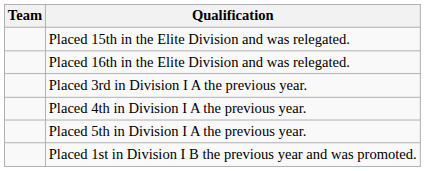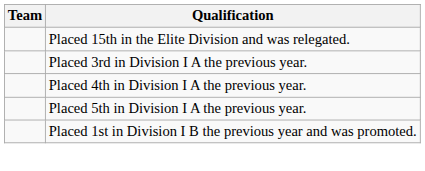- row: (199, 62)
